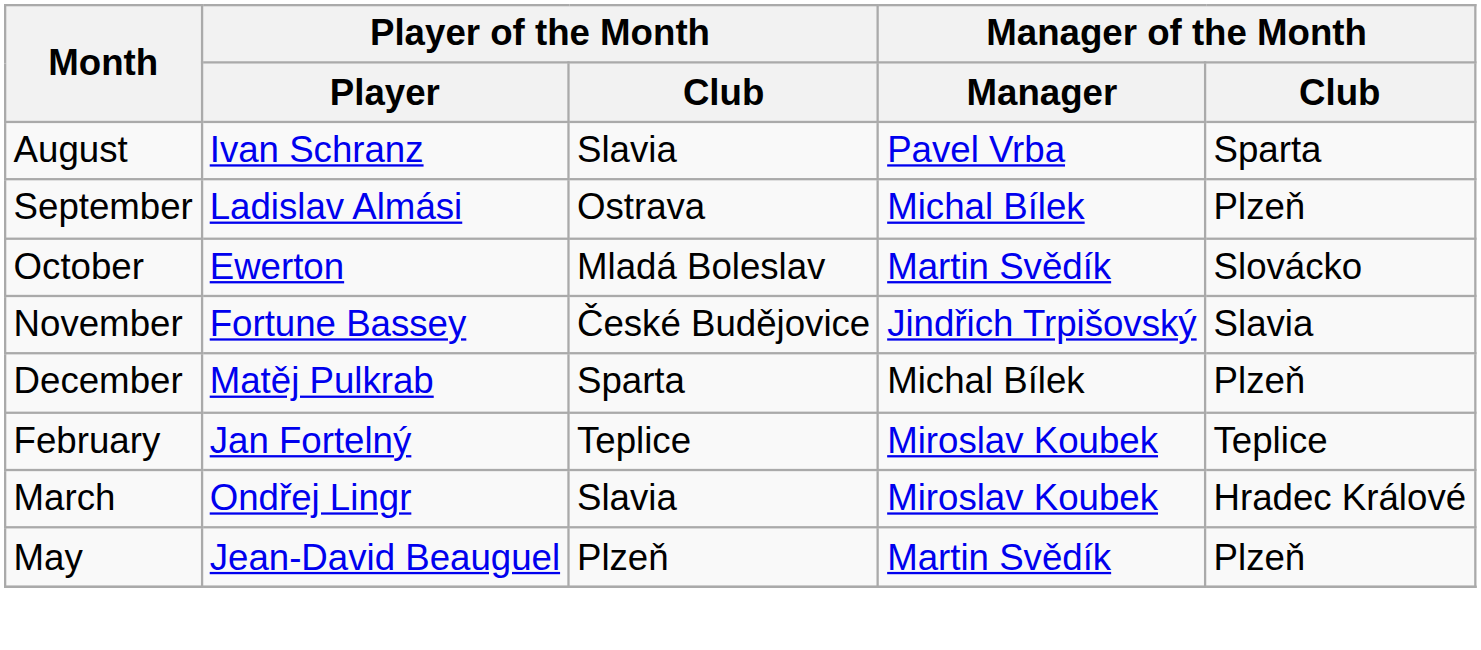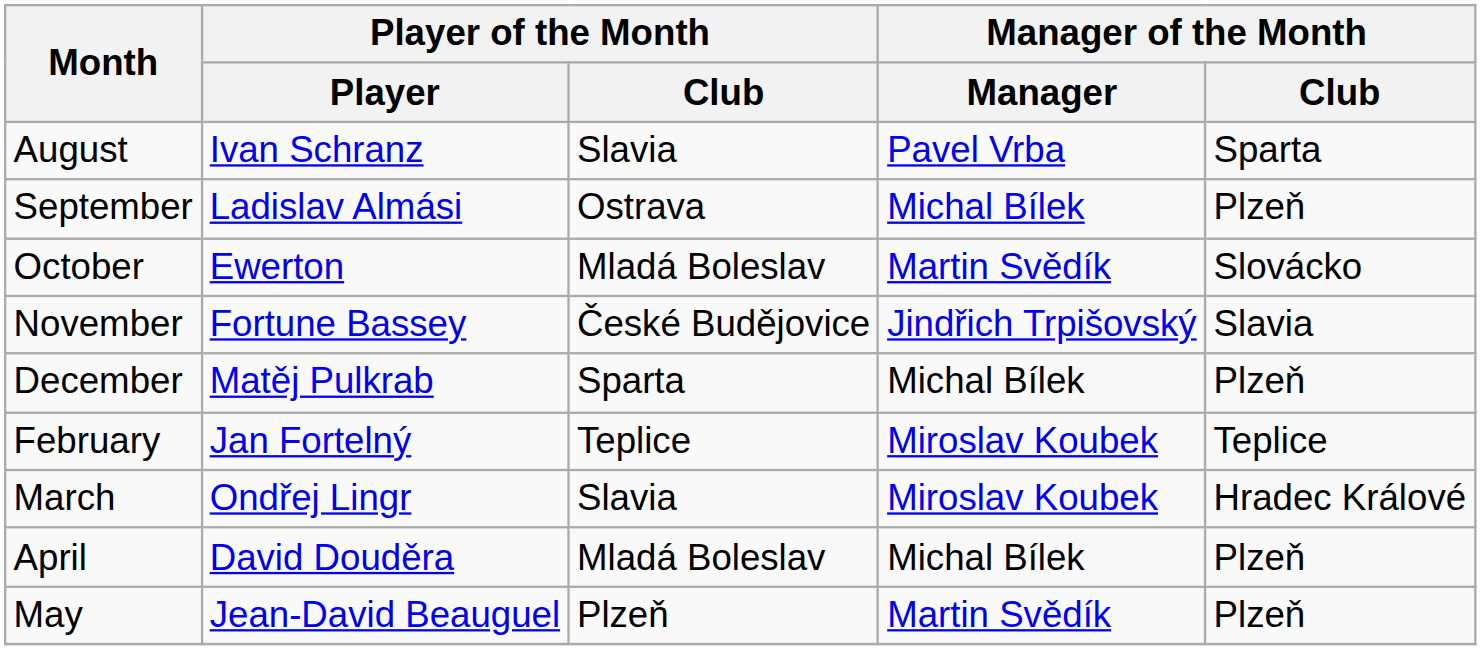+ row: (50, 556)
